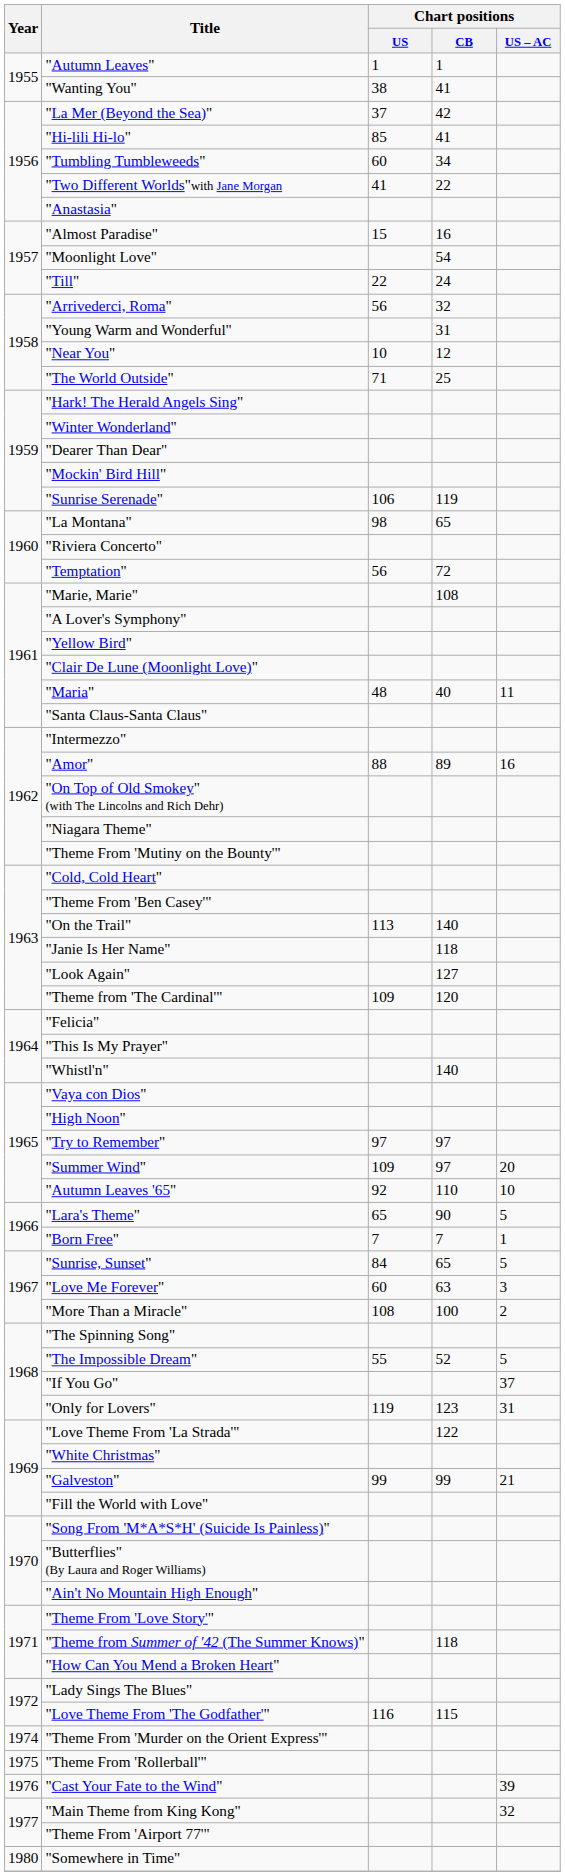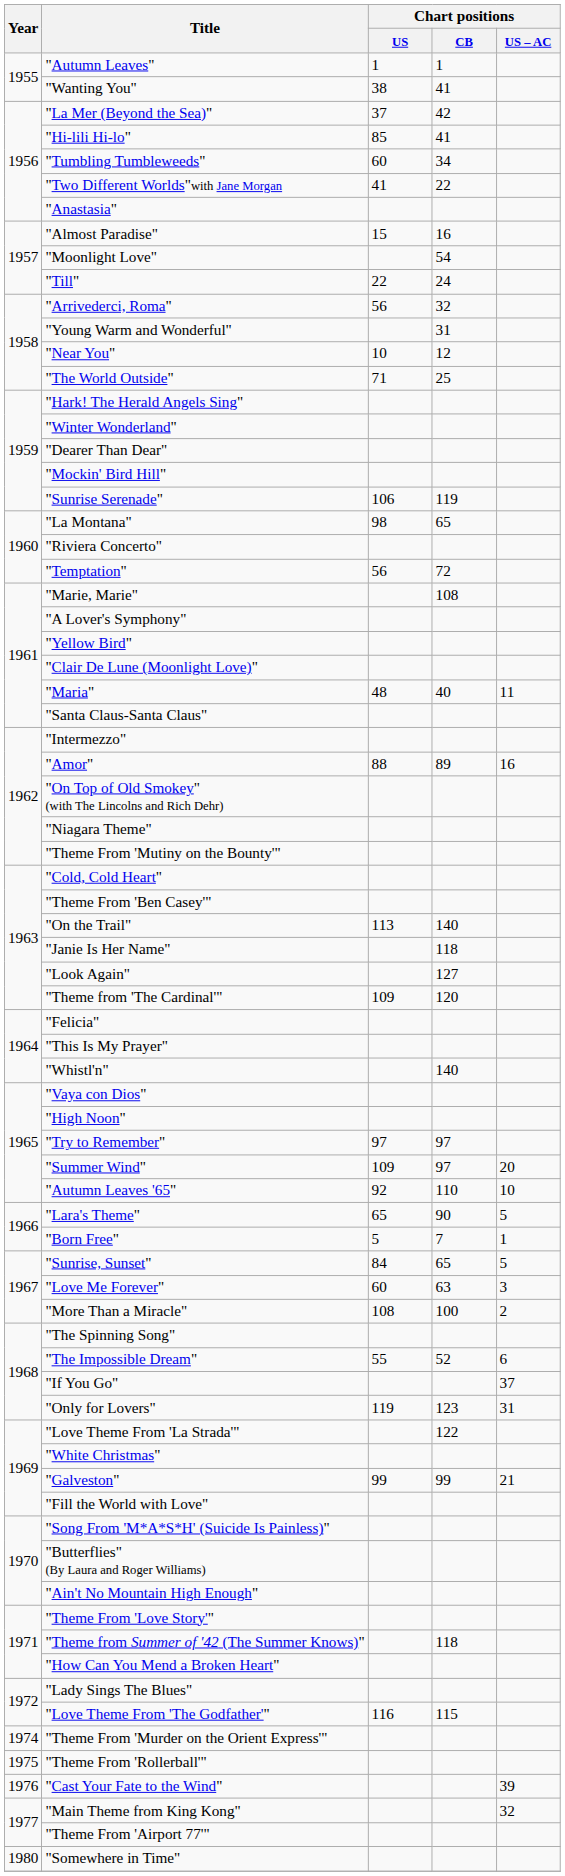(375, 1238) 7 -> (375, 1238) 5
(503, 1359) 5 -> (503, 1359) 6
